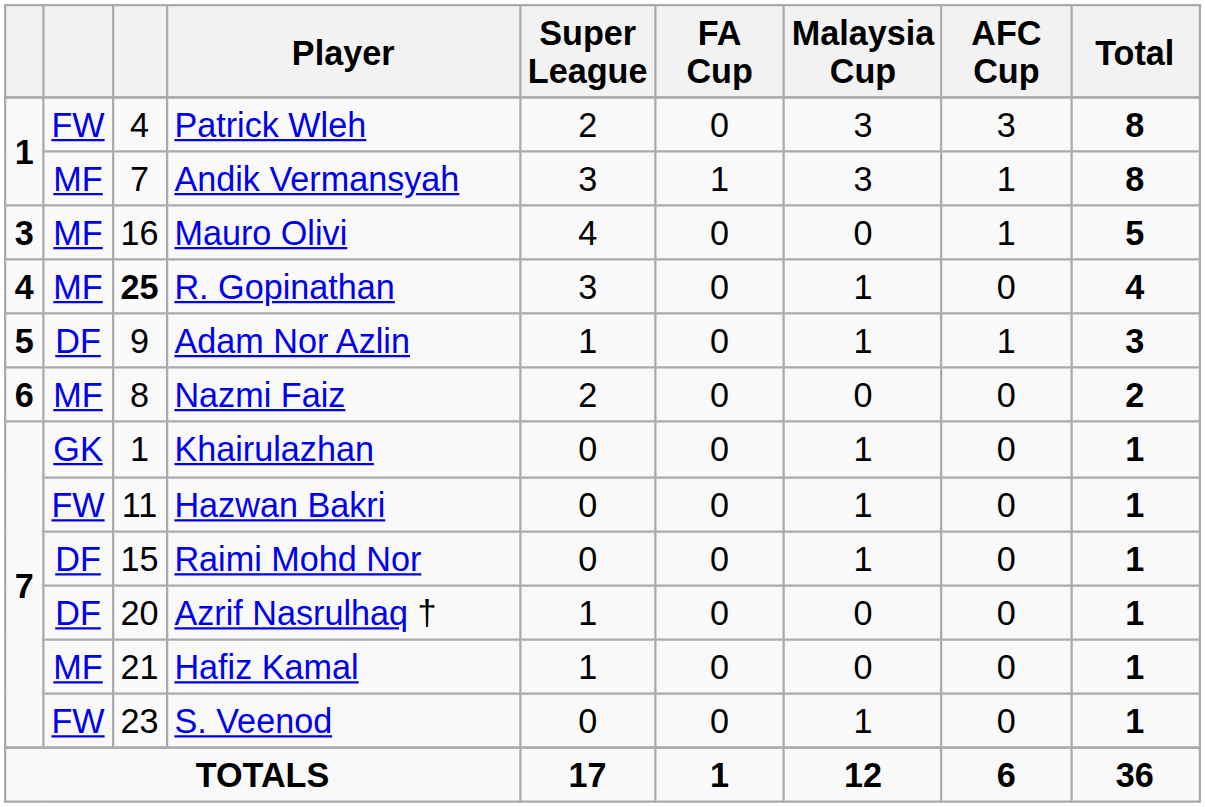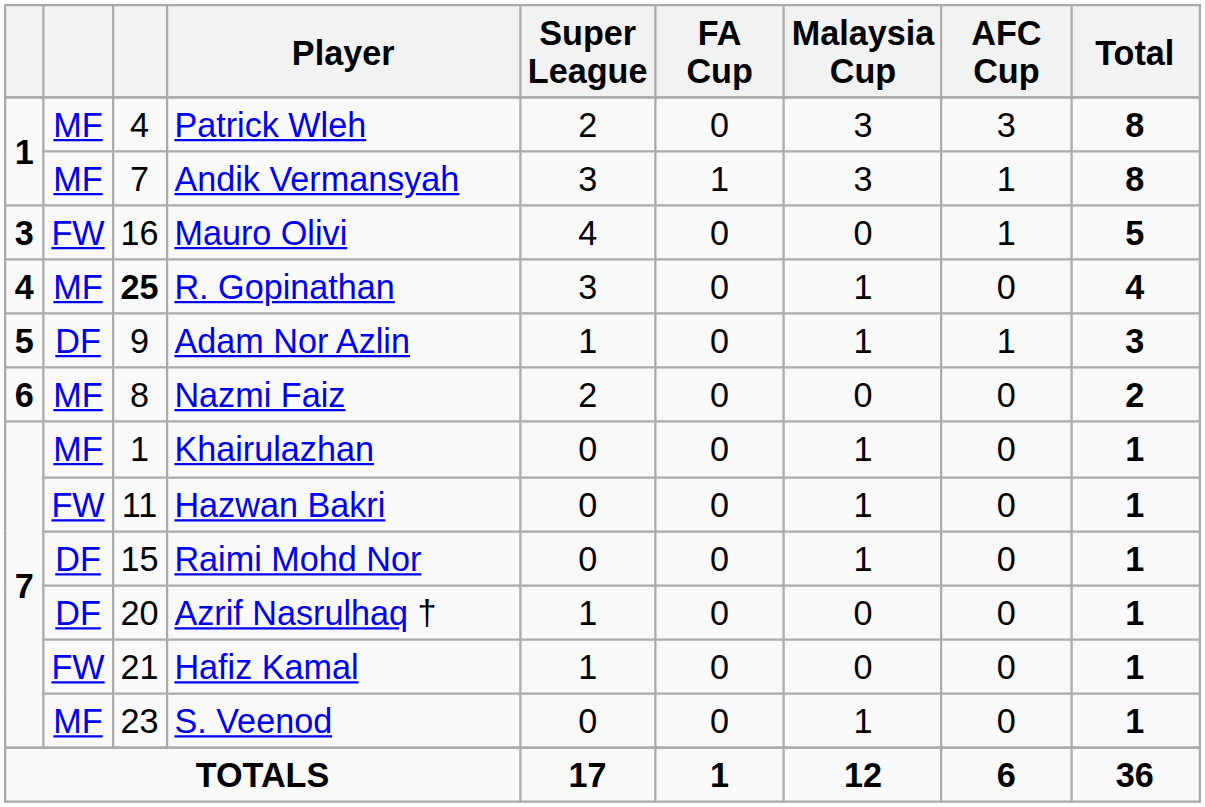(78, 125) FW -> (78, 125) MF
(78, 233) MF -> (78, 233) FW
(78, 450) GK -> (78, 450) MF
(78, 666) MF -> (78, 666) FW
(78, 720) FW -> (78, 720) MF
